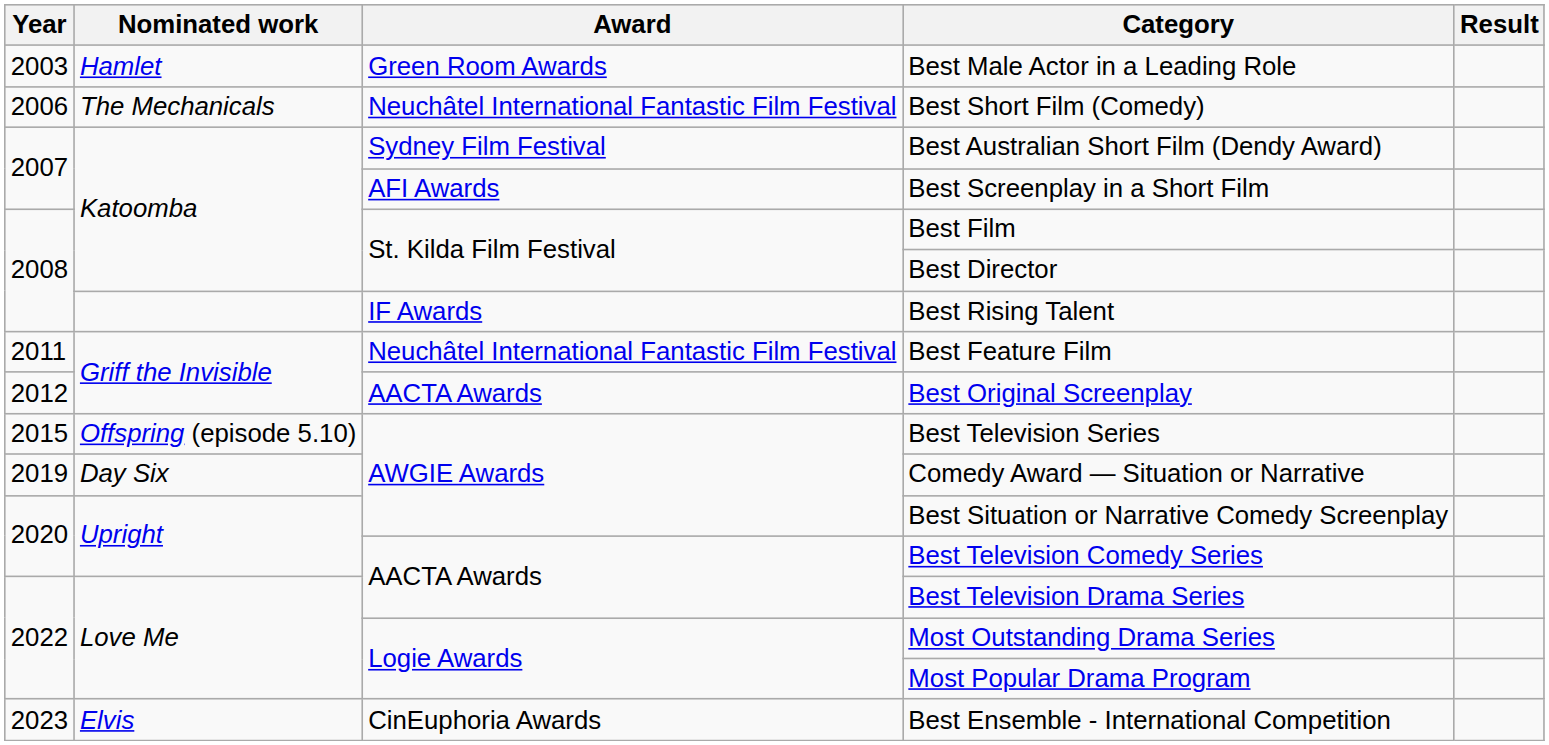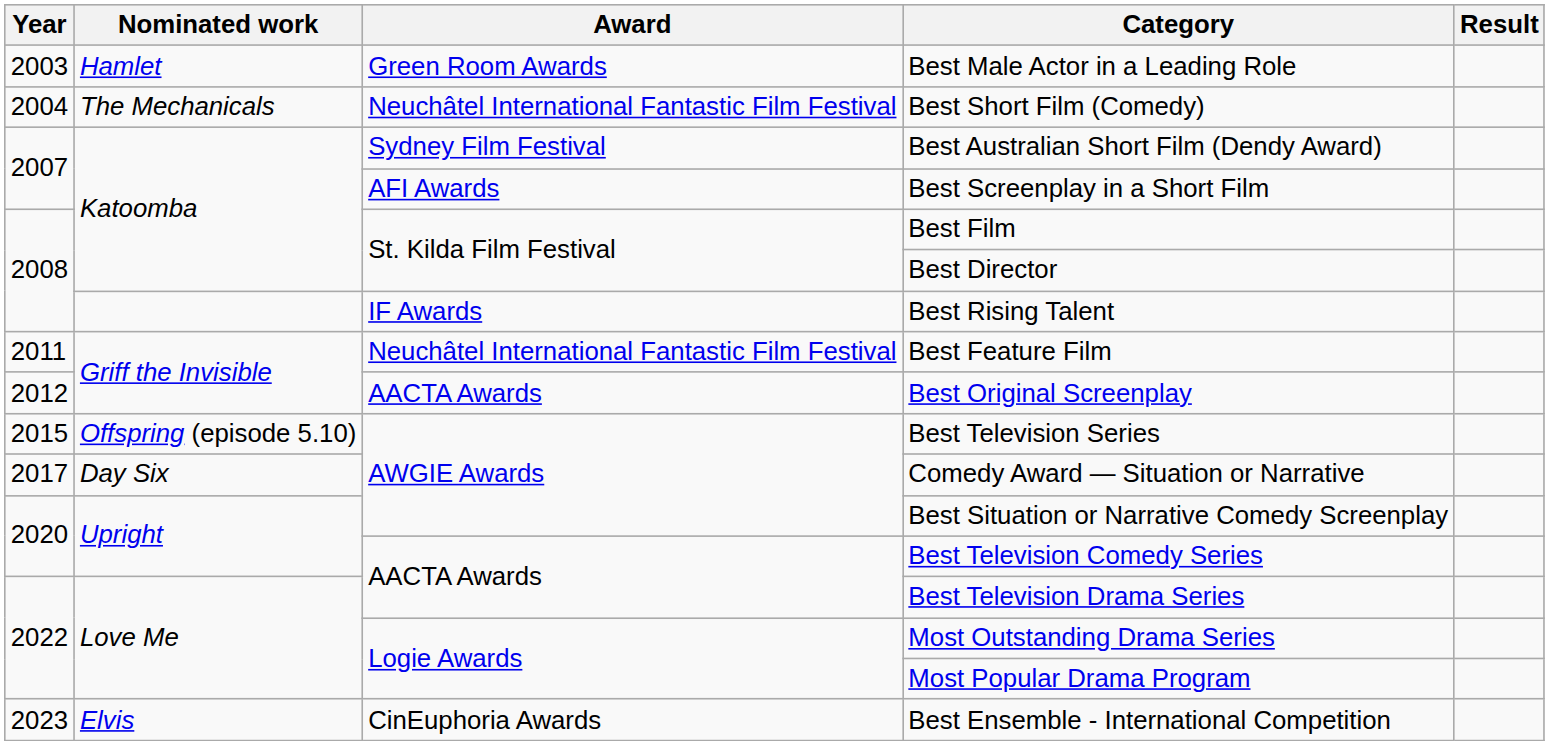(39, 106) 2006 -> (39, 106) 2004
(39, 474) 2019 -> (39, 474) 2017
